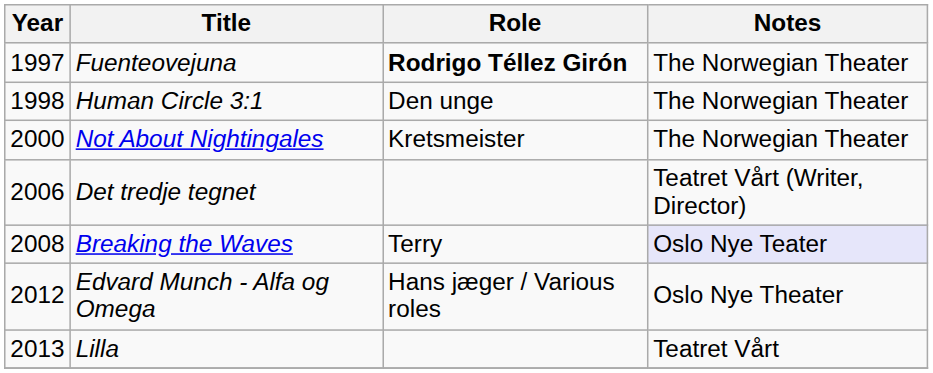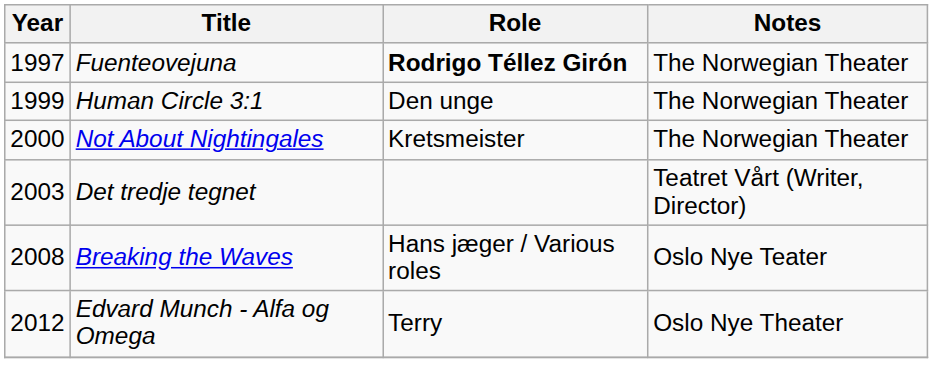(37, 100) 1998 -> (37, 100) 1999
(37, 191) 2006 -> (37, 191) 2003
(415, 243) Terry -> (501, 257) Hans jæger / Various roles
(740, 243) lavender background -> (740, 257) no background
(501, 296) Hans jæger / Various roles -> (415, 323) Terry
- row: (97, 348)
